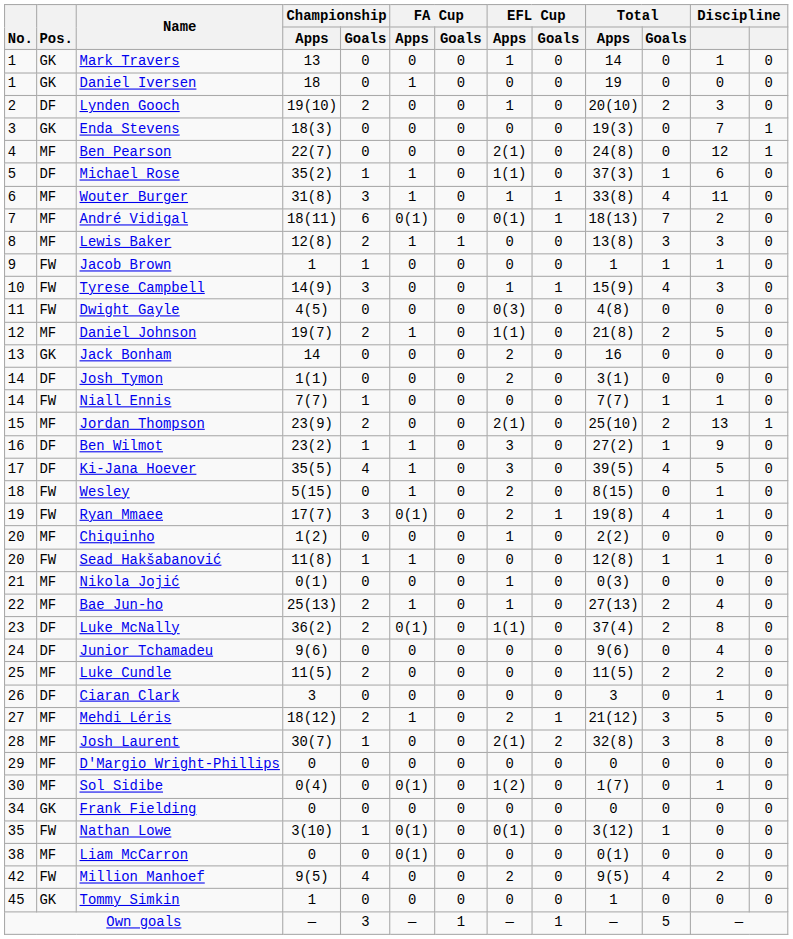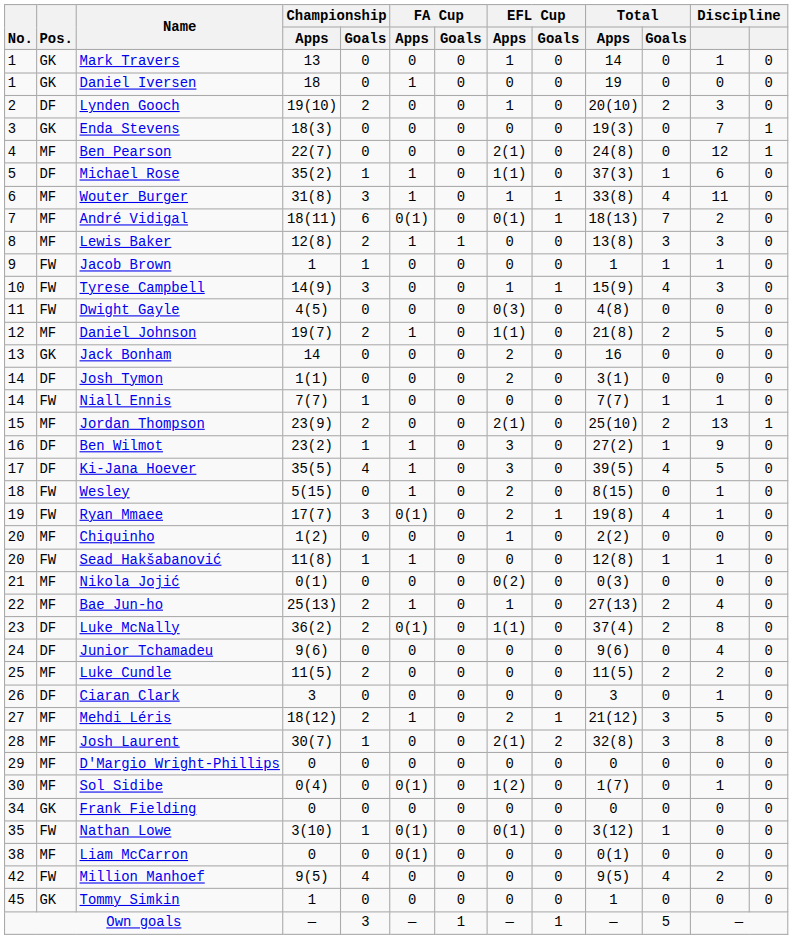(510, 583) 1 -> (510, 583) 0(2)
(510, 877) 2 -> (510, 877) 0
